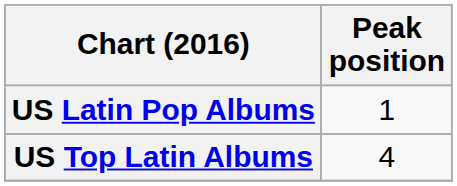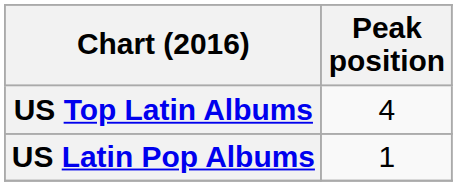rows swapped: (163, 109) <-> (163, 156)
